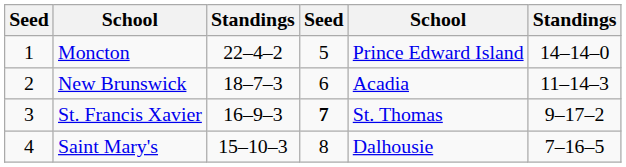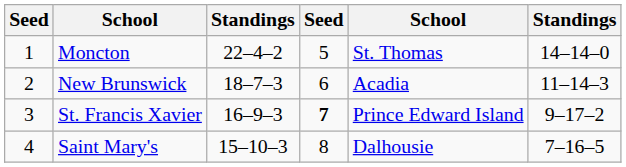(438, 51) Prince Edward Island -> (398, 51) St. Thomas
(398, 114) St. Thomas -> (438, 114) Prince Edward Island
